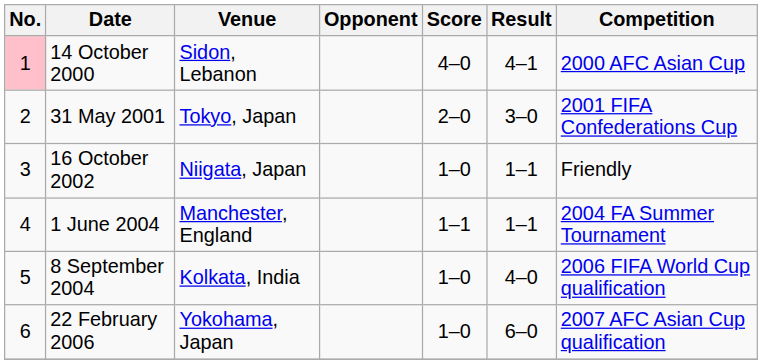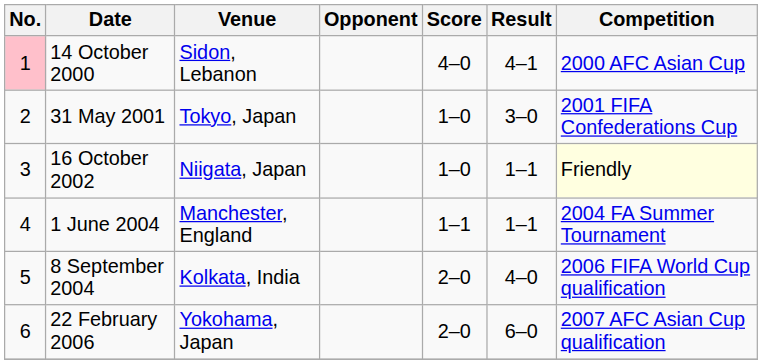(454, 116) 2–0 -> (454, 116) 1–0
(596, 170) no background -> (596, 170) lightyellow background
(454, 277) 1–0 -> (454, 277) 2–0
(454, 331) 1–0 -> (454, 331) 2–0
